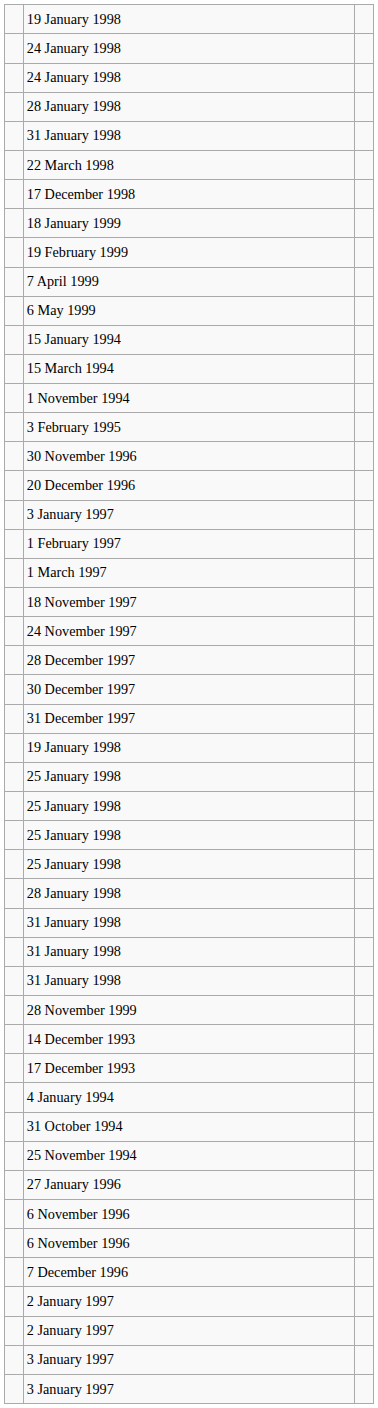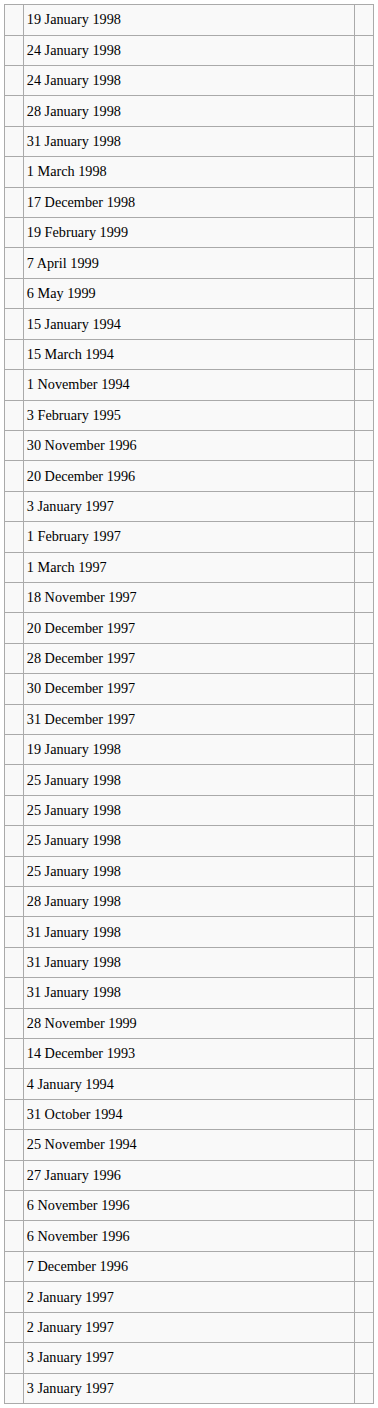+ row: (14, 172)
- row: (14, 165)
- row: (14, 223)
- row: (14, 631)
+ row: (14, 628)
- row: (14, 1068)
